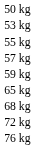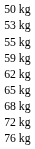- row: (17, 58)
+ row: (17, 74)
